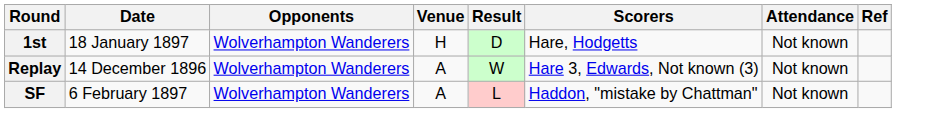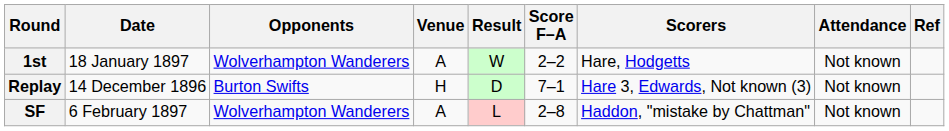+ column: (551, 26)
(441, 42) H -> (441, 61) A
(497, 42) D -> (497, 61) W
(311, 68) Wolverhampton Wanderers -> (261, 86) Burton Swifts
(441, 68) A -> (441, 86) H
(497, 68) W -> (497, 86) D
